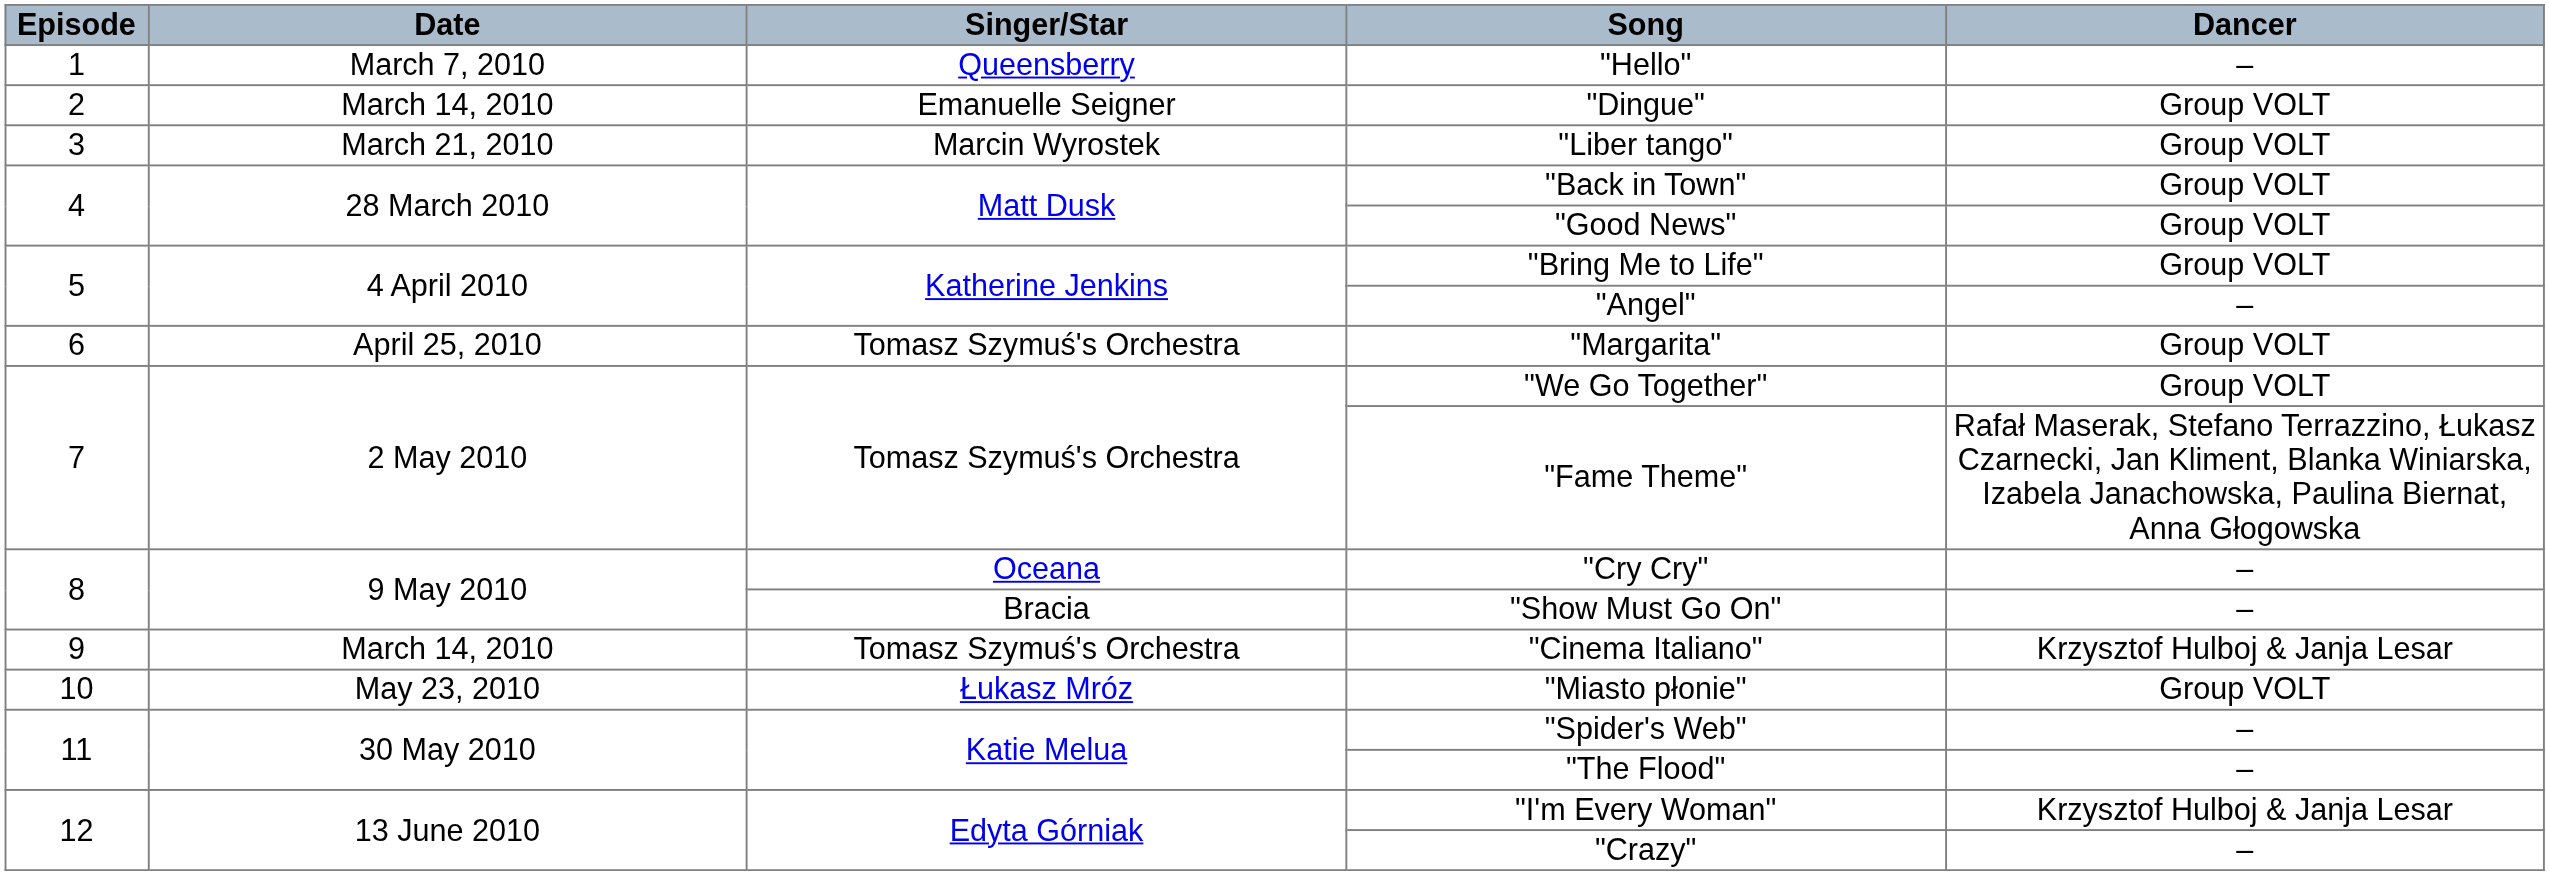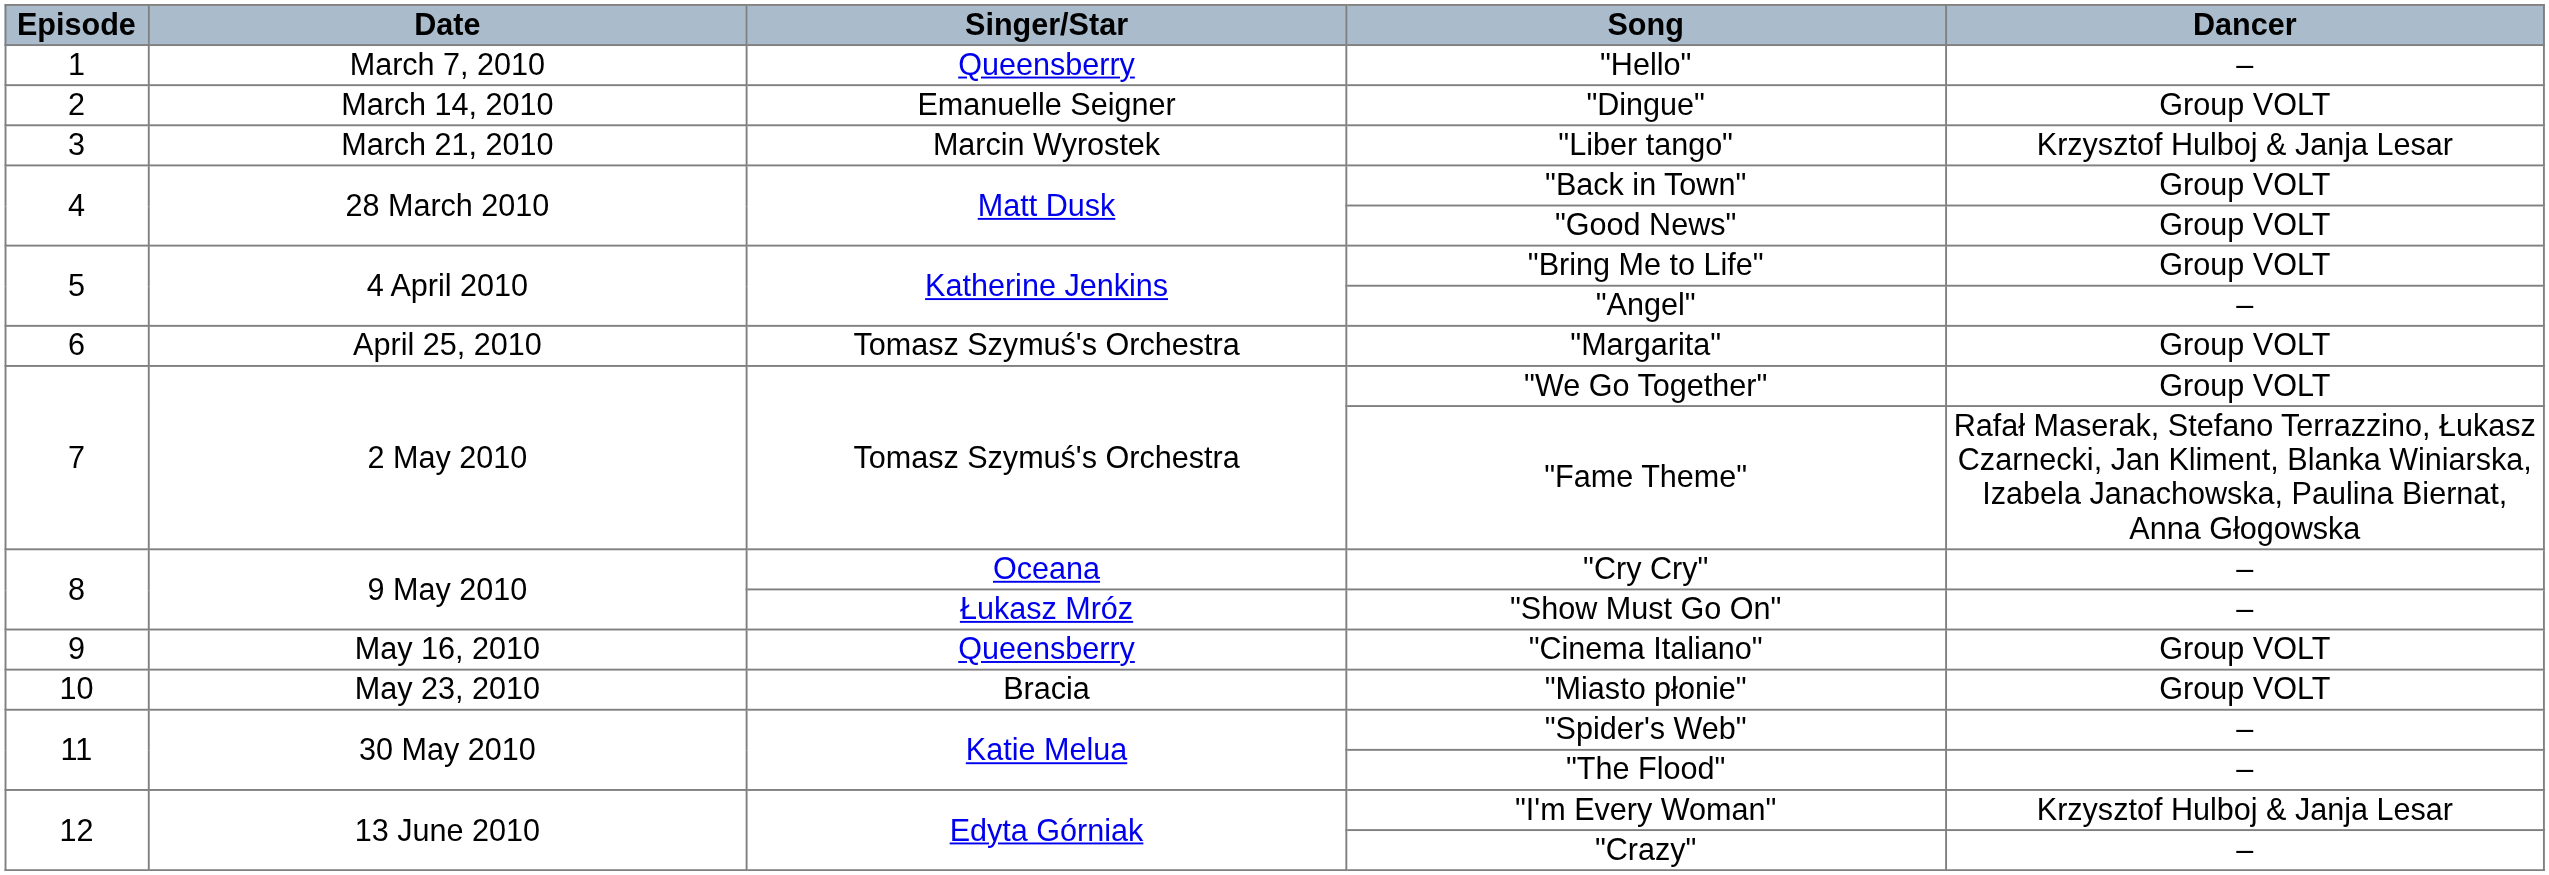(2245, 144) Group VOLT -> (2245, 144) Krzysztof Hulboj & Janja Lesar
(1047, 609) Bracia -> (1047, 609) Łukasz Mróz
(447, 649) March 14, 2010 -> (447, 649) May 16, 2010
(1047, 649) Tomasz Szymuś's Orchestra -> (1047, 649) Queensberry
(2245, 649) Krzysztof Hulboj & Janja Lesar -> (2245, 649) Group VOLT
(1047, 689) Łukasz Mróz -> (1047, 689) Bracia
